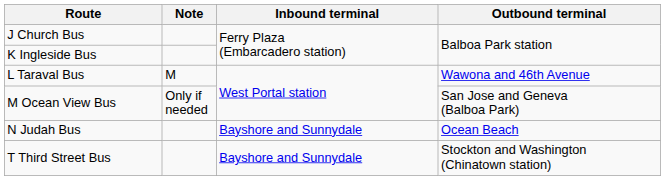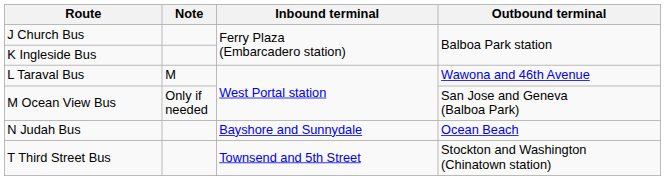(291, 158) Bayshore and Sunnydale -> (290, 158) Townsend and 5th Street
